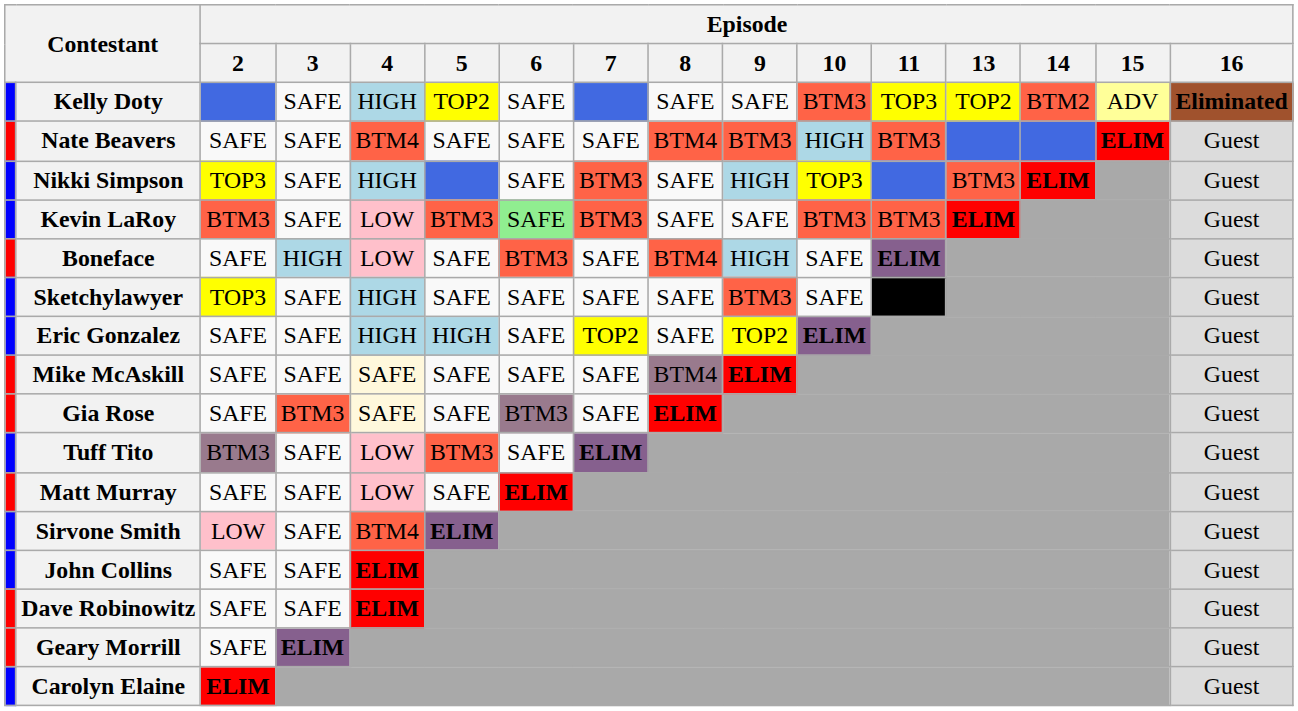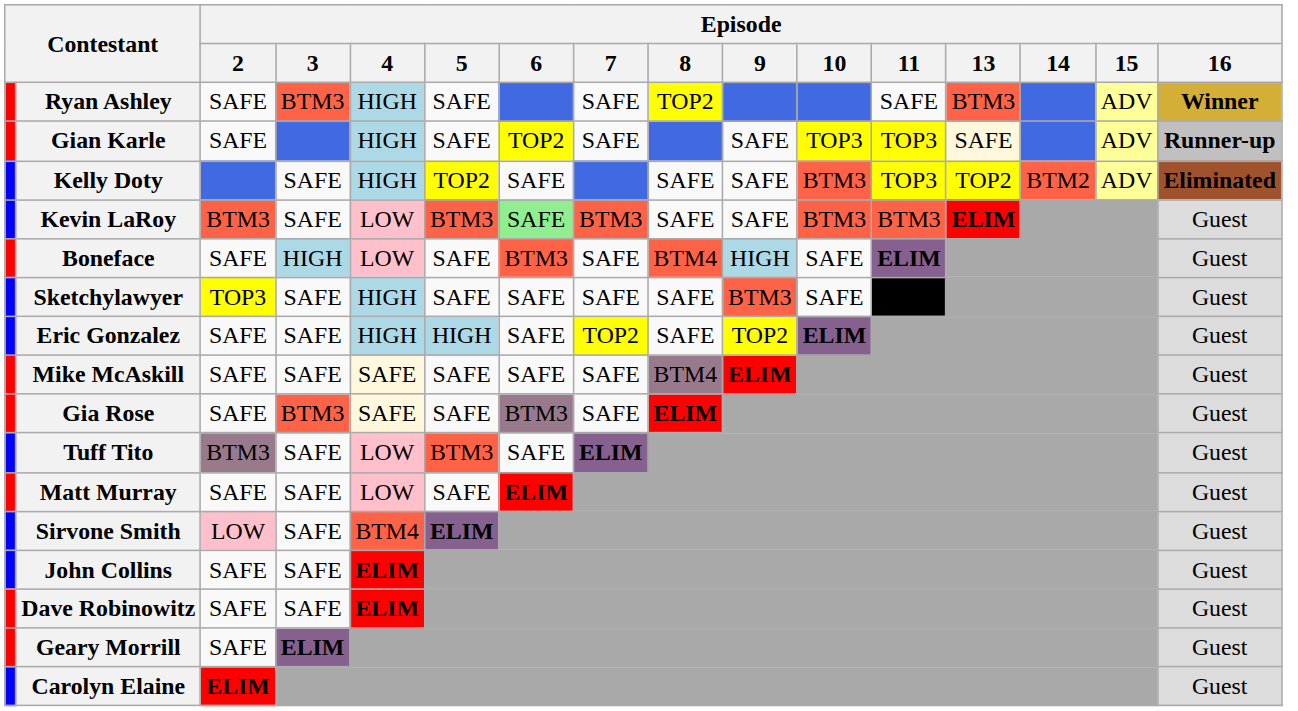+ row: (108, 102)
+ row: (108, 141)
- row: (108, 141)
- row: (108, 180)
